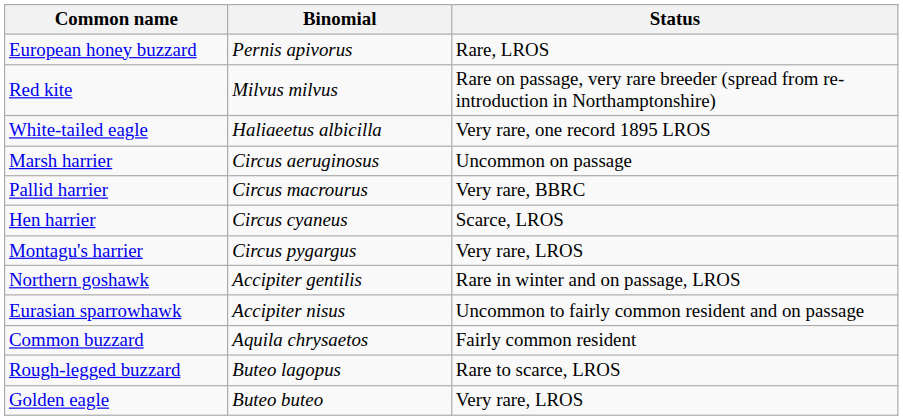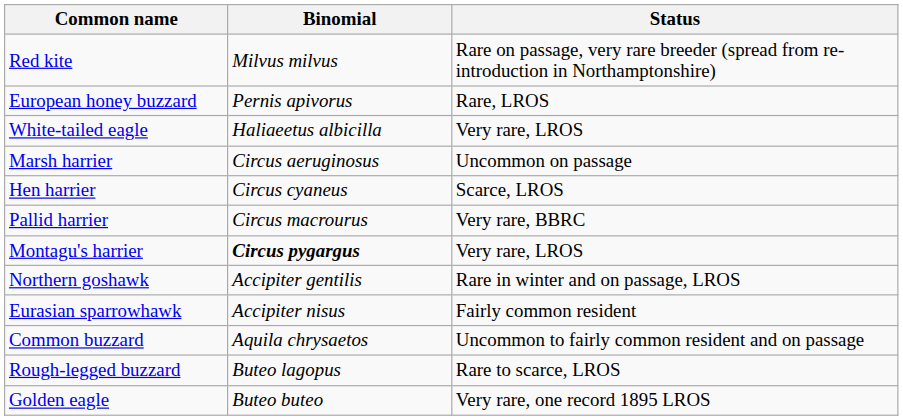rows swapped: (103, 49) <-> (41, 89)
(583, 130) Very rare, one record 1895 LROS -> (519, 130) Very rare, LROS
rows swapped: (52, 220) <-> (58, 190)
(294, 250) normal -> (296, 250) bold
(660, 310) Uncommon to fairly common resident and on passage -> (546, 310) Fairly common resident
(546, 340) Fairly common resident -> (660, 340) Uncommon to fairly common resident and on passage
(519, 400) Very rare, LROS -> (583, 400) Very rare, one record 1895 LROS
